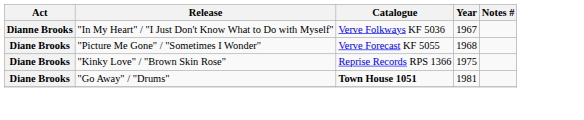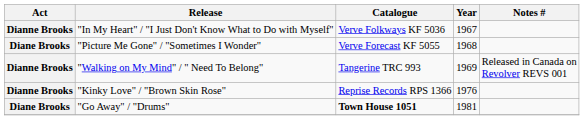+ row: (170, 68)
(40, 62) Diane Brooks -> (40, 90) Dianne Brooks
(467, 62) 1975 -> (467, 90) 1976
